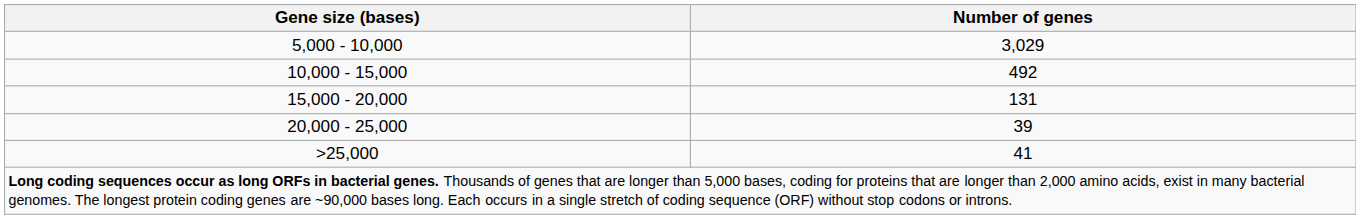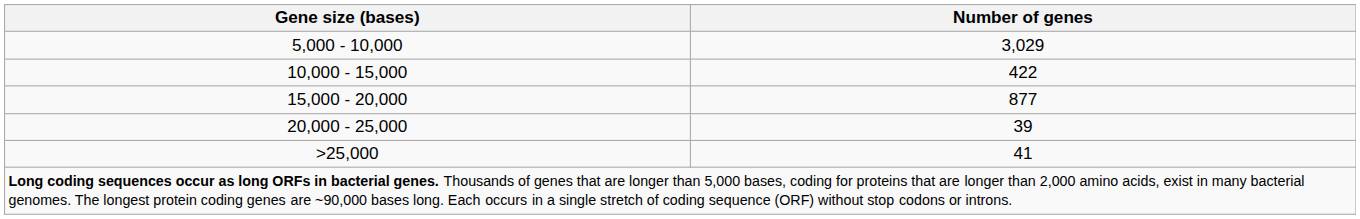(1023, 72) 492 -> (1023, 72) 422
(1023, 99) 131 -> (1023, 99) 877
